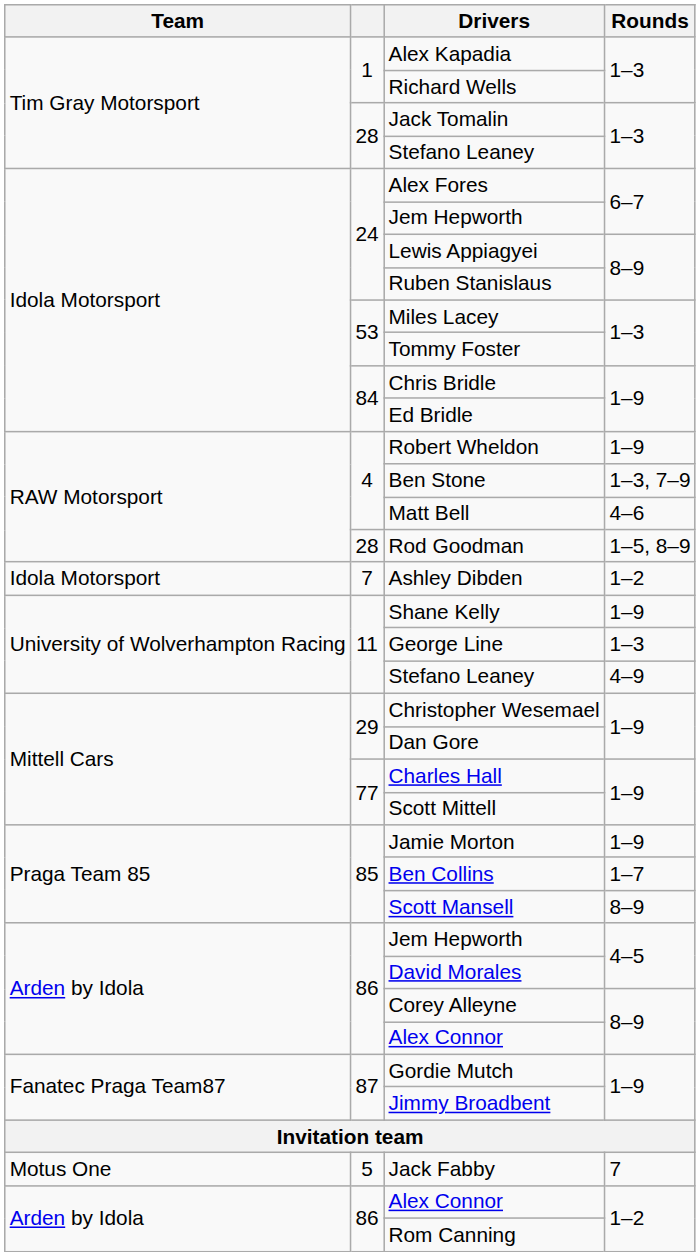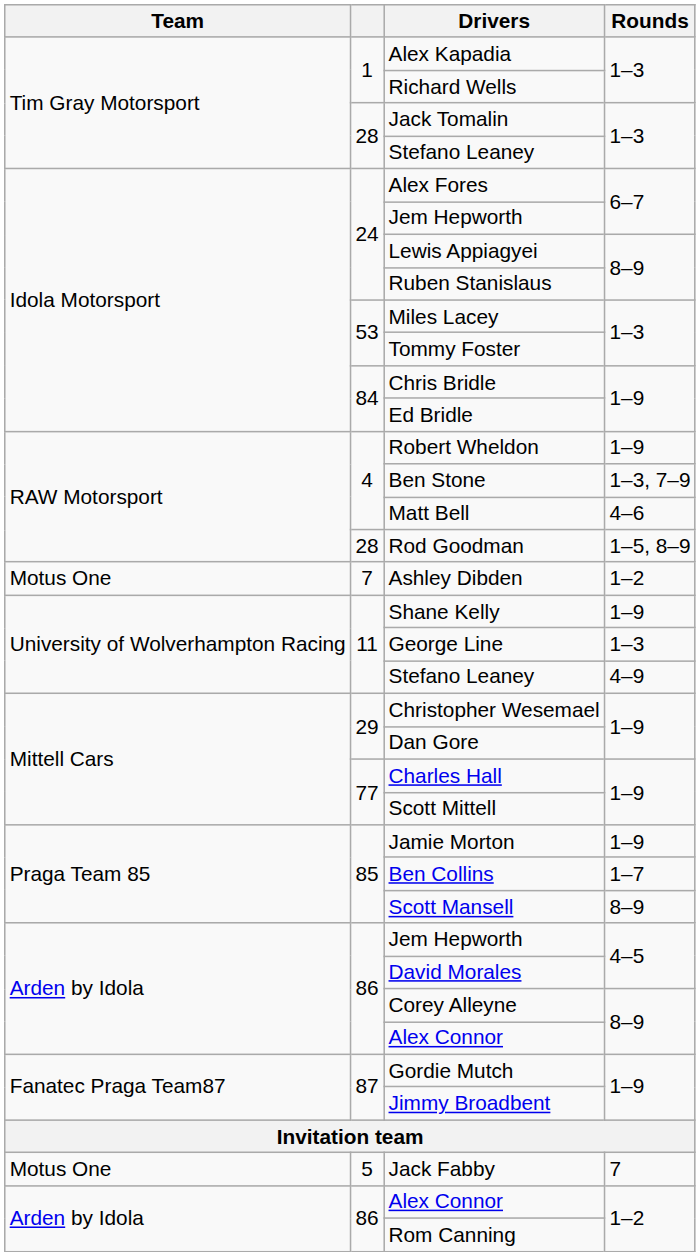(85, 578) Idola Motorsport -> (61, 578) Motus One
